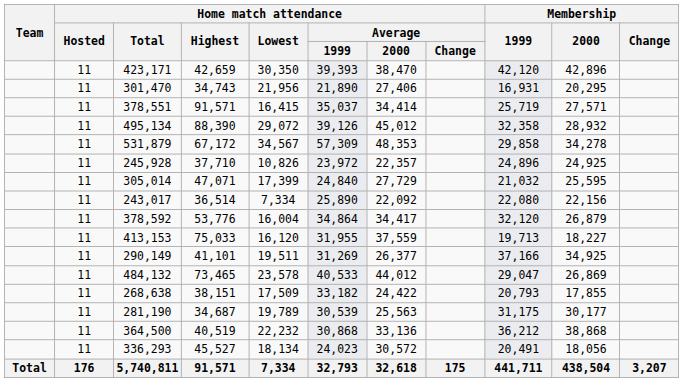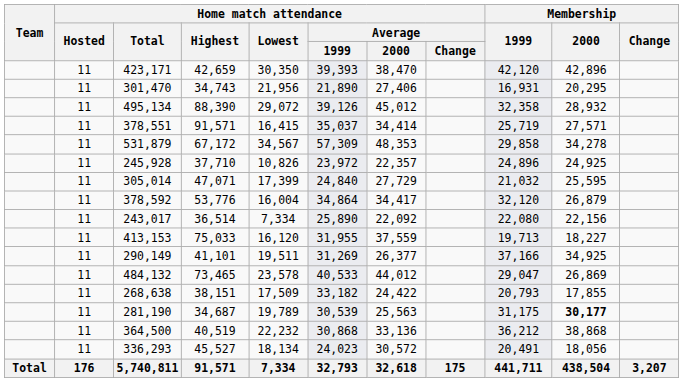rows swapped: (147, 107) <-> (147, 126)
rows swapped: (147, 219) <-> (147, 200)
(586, 312) normal -> (586, 312) bold
